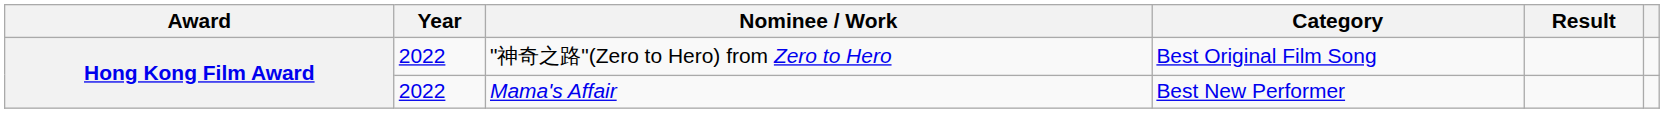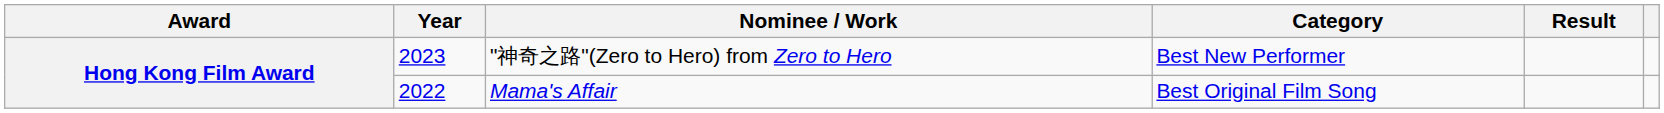(422, 56) 2022 -> (422, 56) 2023
(1266, 56) Best Original Film Song -> (1251, 56) Best New Performer
(1251, 91) Best New Performer -> (1266, 91) Best Original Film Song
